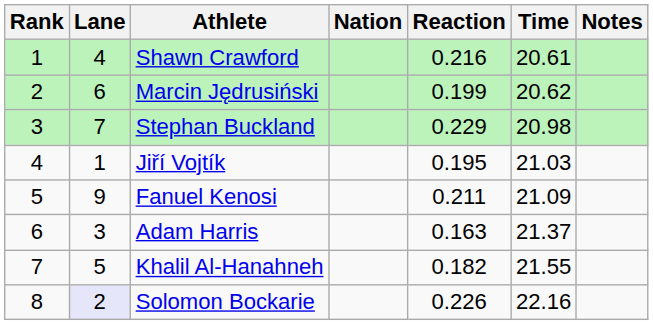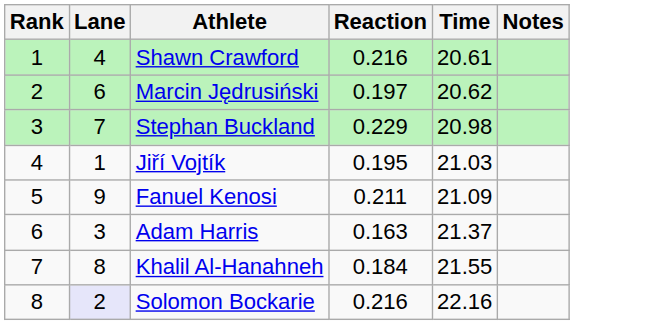- column: (368, 22)
(459, 92) 0.199 -> (380, 92) 0.197
(100, 267) 5 -> (100, 267) 8
(459, 267) 0.182 -> (380, 267) 0.184
(459, 302) 0.226 -> (380, 302) 0.216
